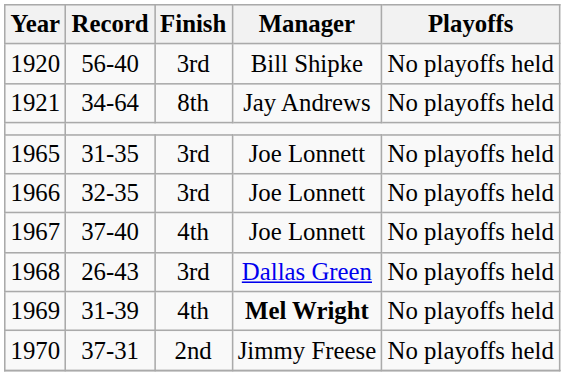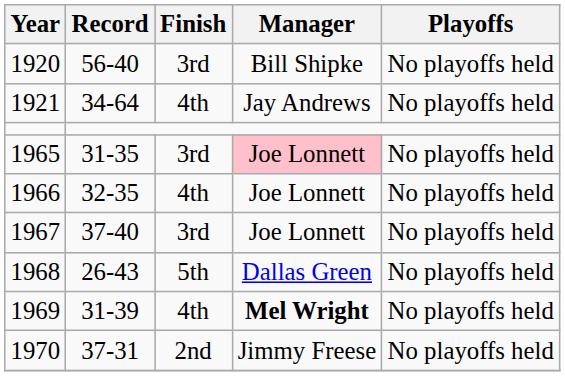(193, 102) 8th -> (193, 102) 4th
(307, 153) no background -> (307, 153) pink background
(193, 192) 3rd -> (193, 192) 4th
(193, 232) 4th -> (193, 232) 3rd
(193, 271) 3rd -> (193, 271) 5th
